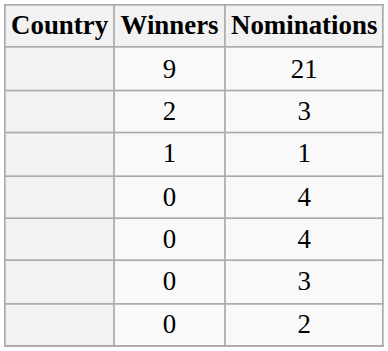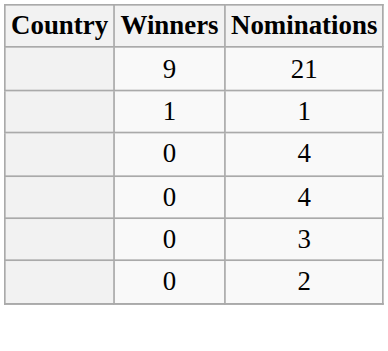- row: (170, 111)
